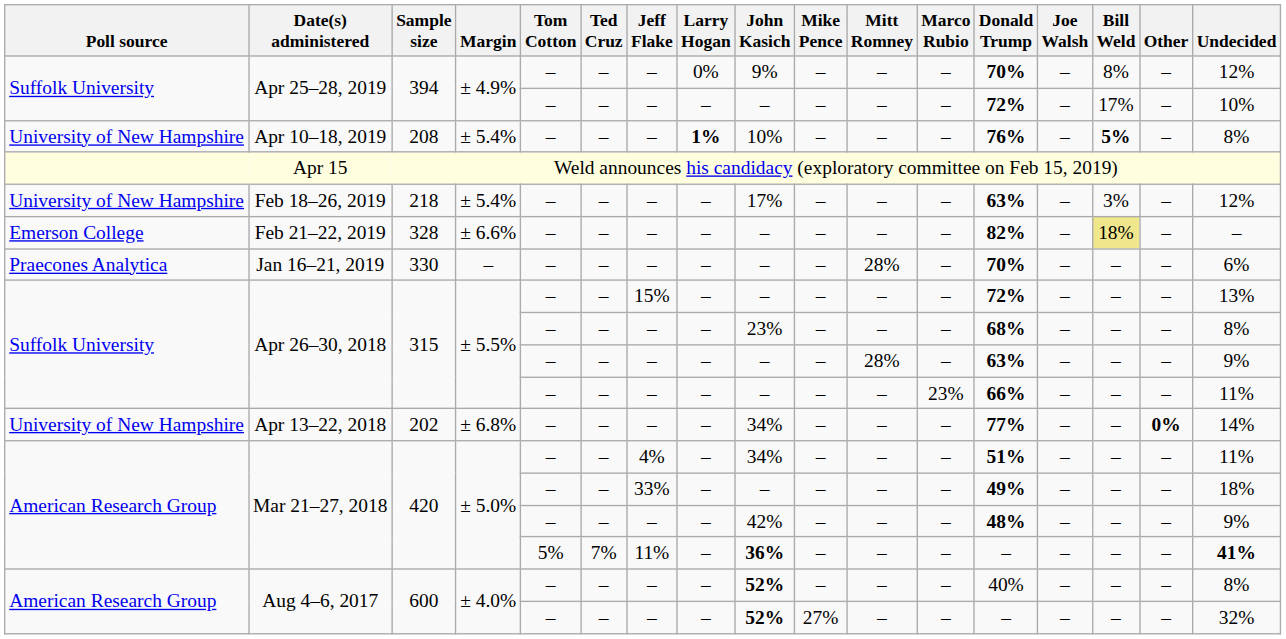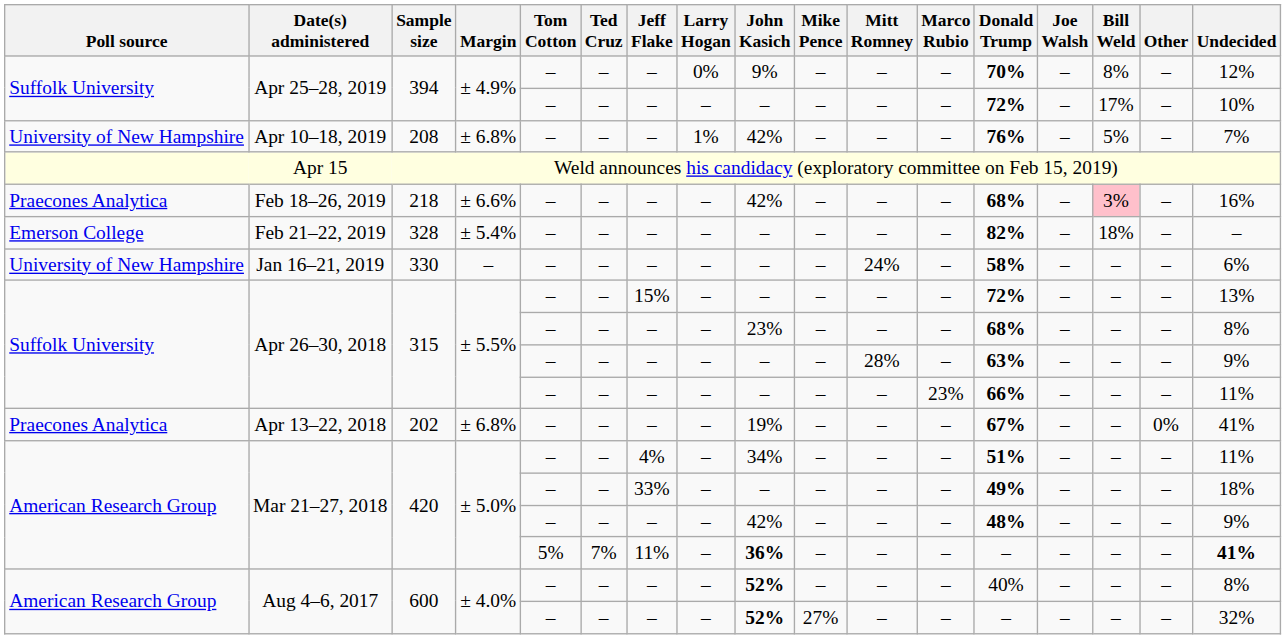(488, 136) ± 5.4% -> (488, 136) ± 6.8%
(706, 136) bold -> (706, 136) normal
(765, 136) 10% -> (765, 136) 42%
(1116, 136) bold -> (1116, 136) normal
(1237, 136) 8% -> (1237, 136) 7%
(127, 200) University of New Hampshire -> (88, 200) Praecones Analytica
(488, 200) ± 5.4% -> (488, 200) ± 6.6%
(765, 200) 17% -> (765, 200) 42%
(1006, 200) 63% -> (1006, 200) 68%
(1116, 200) no background -> (1116, 200) pink background
(1237, 200) 12% -> (1237, 200) 16%
(488, 232) ± 6.6% -> (488, 232) ± 5.4%
(1116, 232) khaki background -> (1116, 232) no background
(88, 264) Praecones Analytica -> (127, 264) University of New Hampshire
(882, 264) 28% -> (882, 264) 24%
(1006, 264) 70% -> (1006, 264) 58%
(127, 425) University of New Hampshire -> (88, 425) Praecones Analytica
(765, 425) 34% -> (765, 425) 19%
(1006, 425) 77% -> (1006, 425) 67%
(1166, 425) bold -> (1166, 425) normal
(1237, 425) 14% -> (1237, 425) 41%
